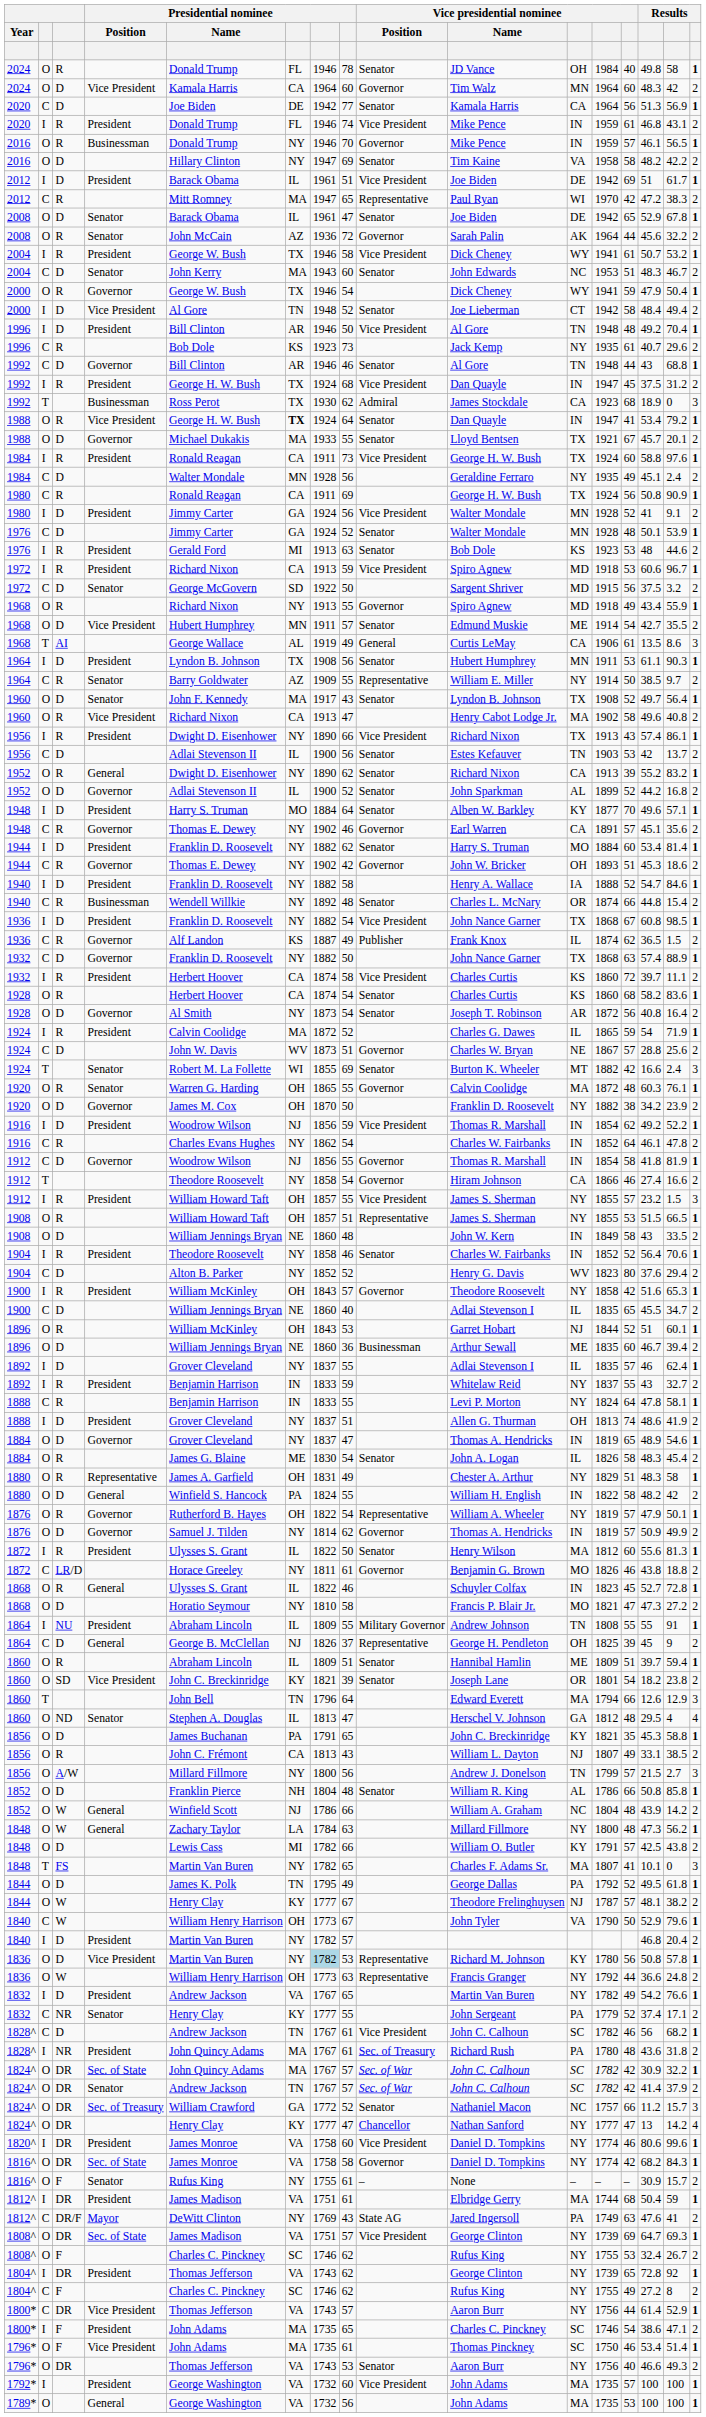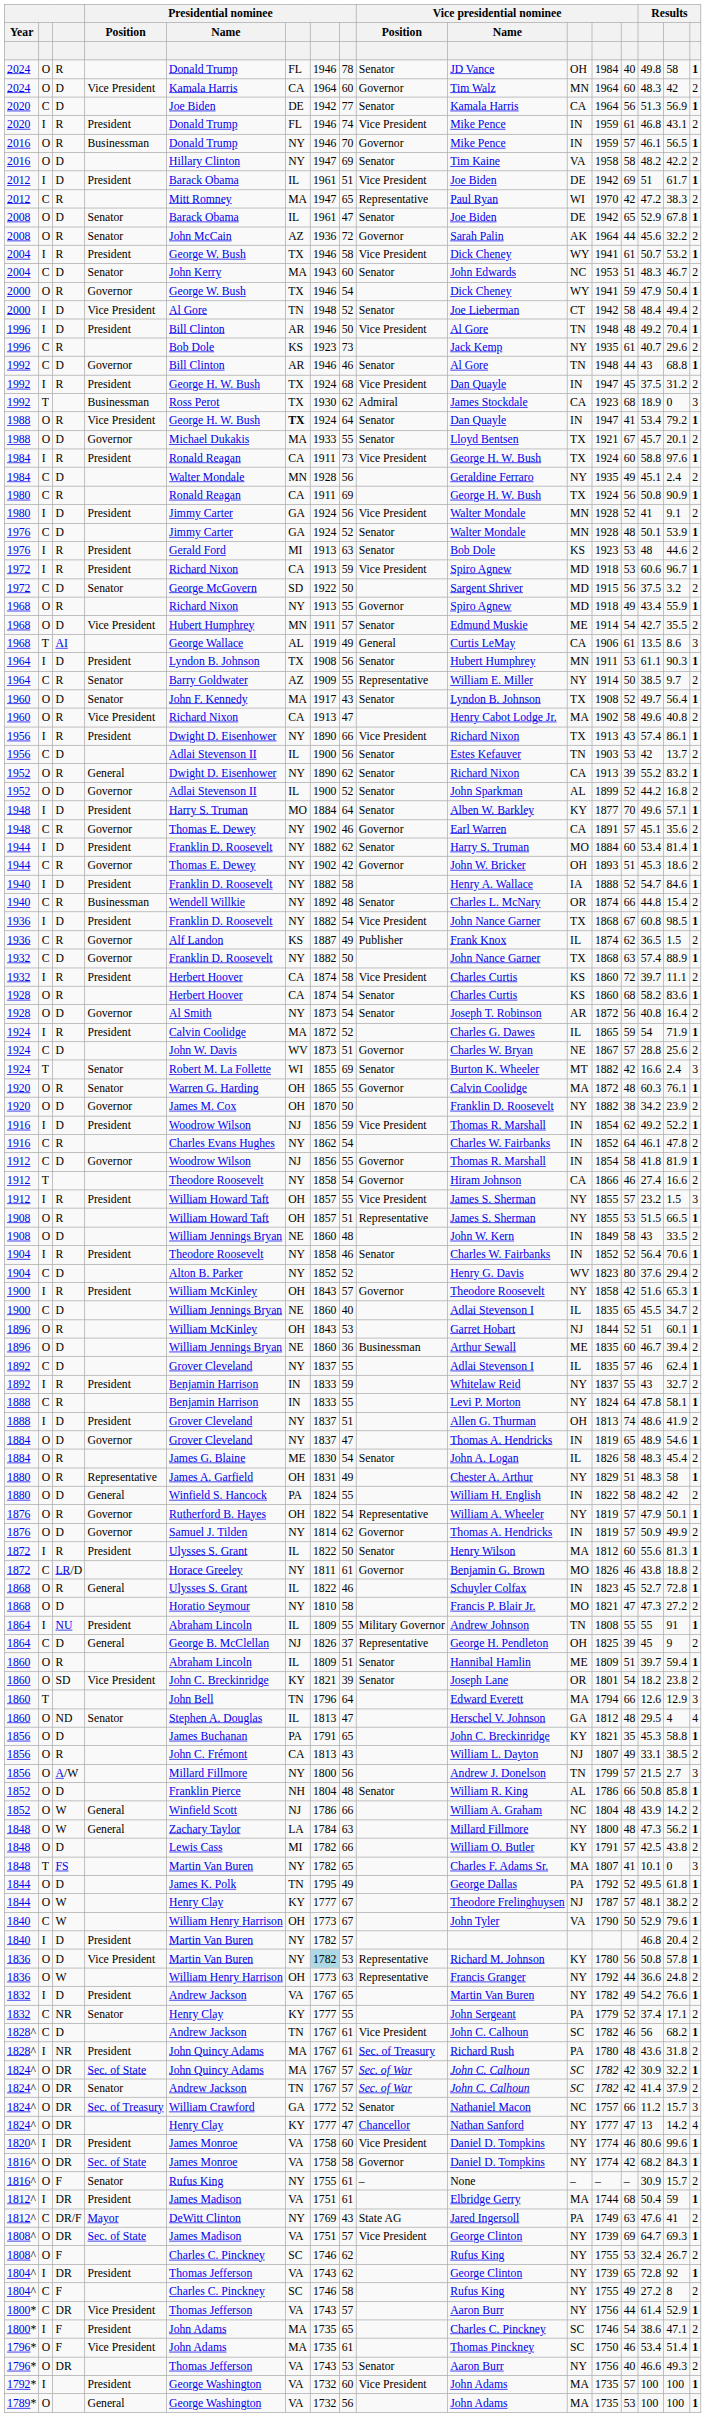(44, 1365) I -> (46, 1365) C
(348, 2292) 62 -> (348, 2292) 58
